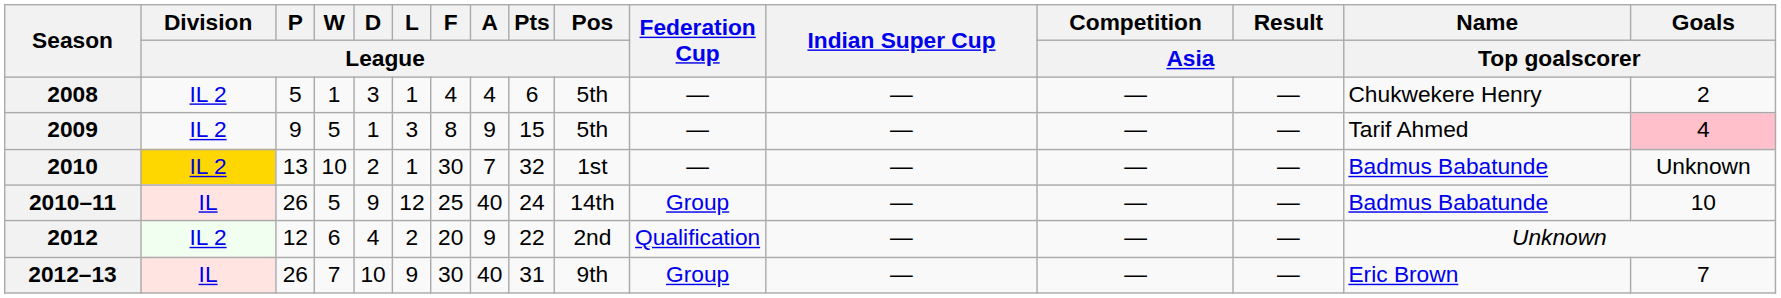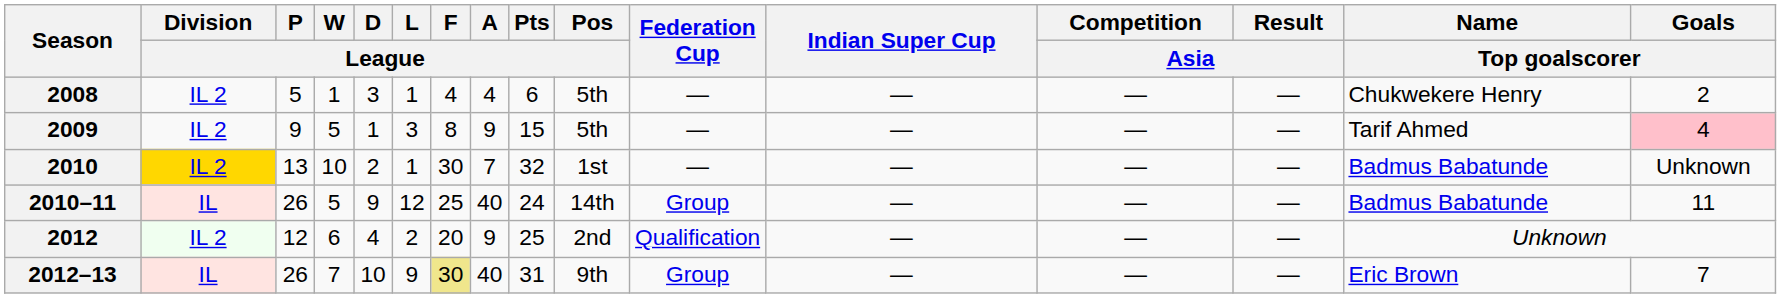(1703, 202) 10 -> (1703, 202) 11
(532, 238) 22 -> (532, 238) 25
(451, 274) no background -> (451, 274) khaki background
